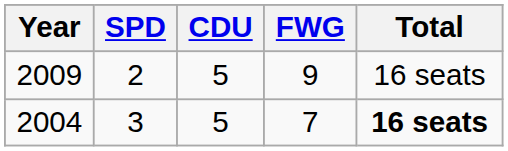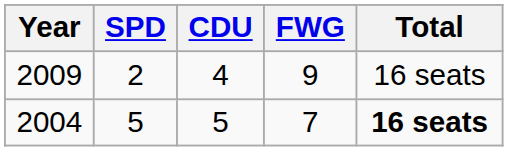(221, 74) 5 -> (221, 74) 4
(135, 121) 3 -> (135, 121) 5
